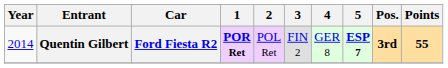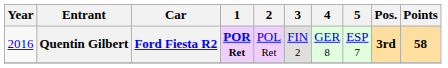(20, 44) 2014 -> (20, 44) 2016
(358, 44) bold -> (357, 44) normal
(422, 44) 55 -> (421, 44) 58
